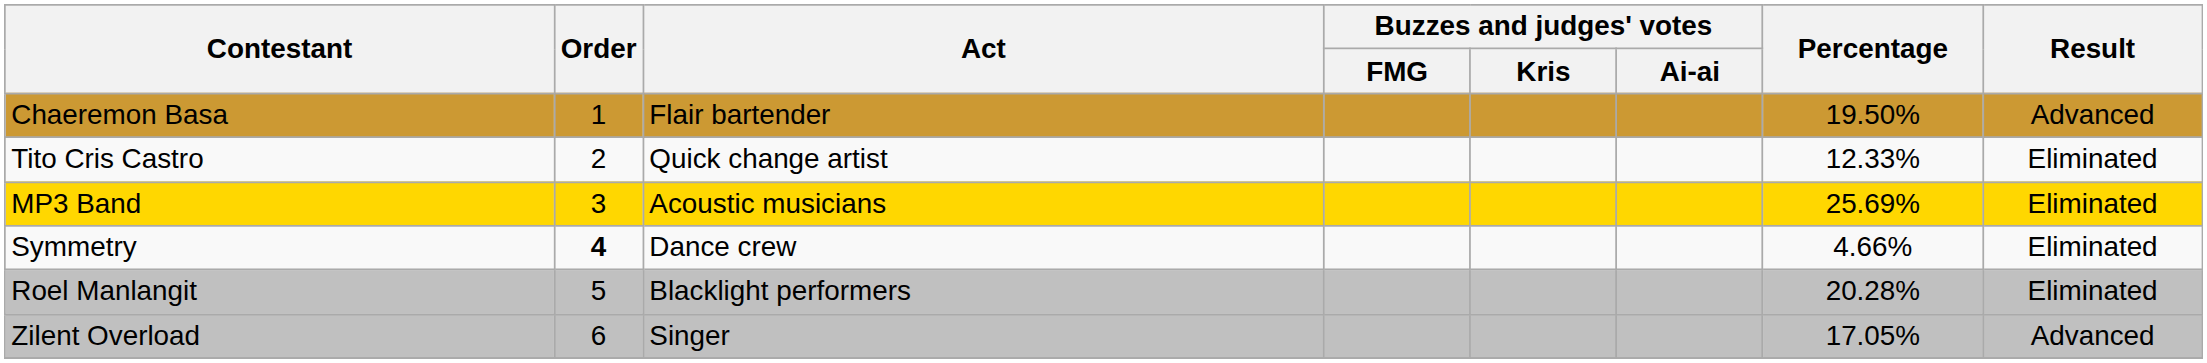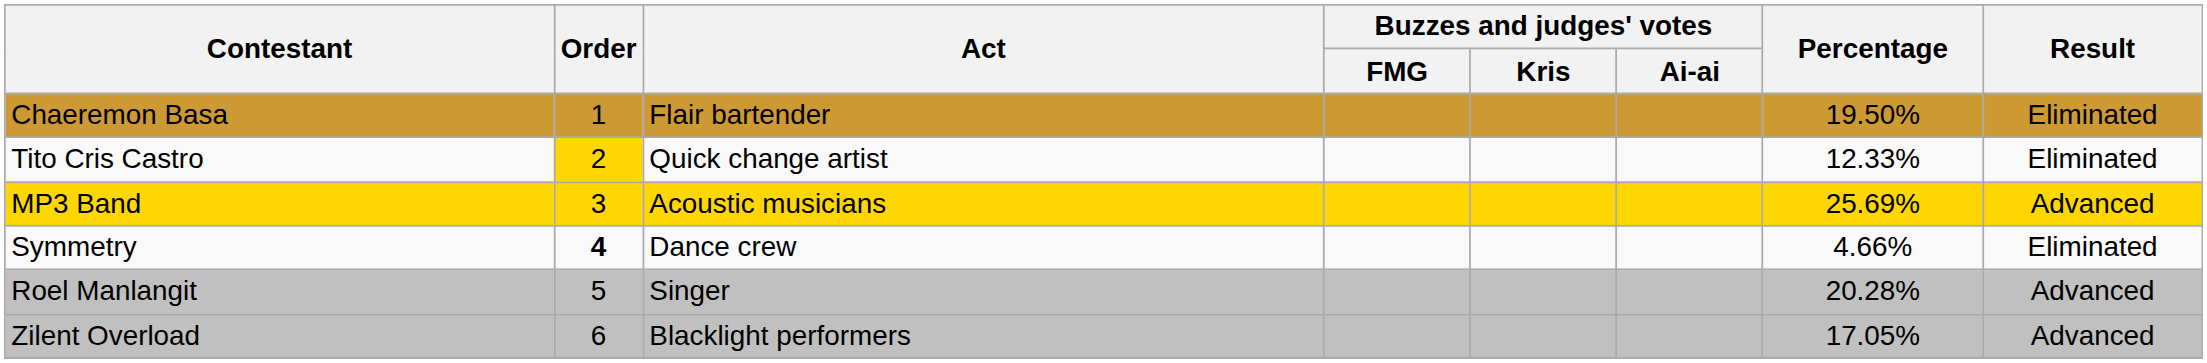(2093, 114) Advanced -> (2093, 114) Eliminated
(599, 159) no background -> (599, 159) gold background
(2093, 203) Eliminated -> (2093, 203) Advanced
(780, 291) Blacklight performers -> (690, 291) Singer
(2093, 291) Eliminated -> (2093, 291) Advanced
(690, 335) Singer -> (780, 335) Blacklight performers
